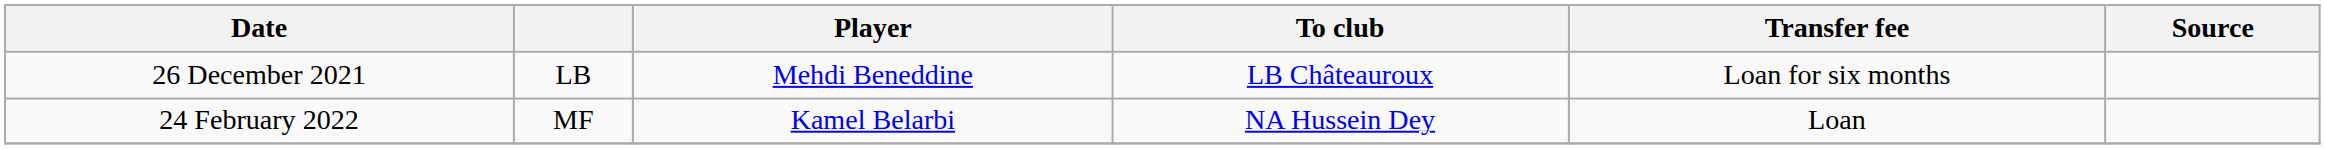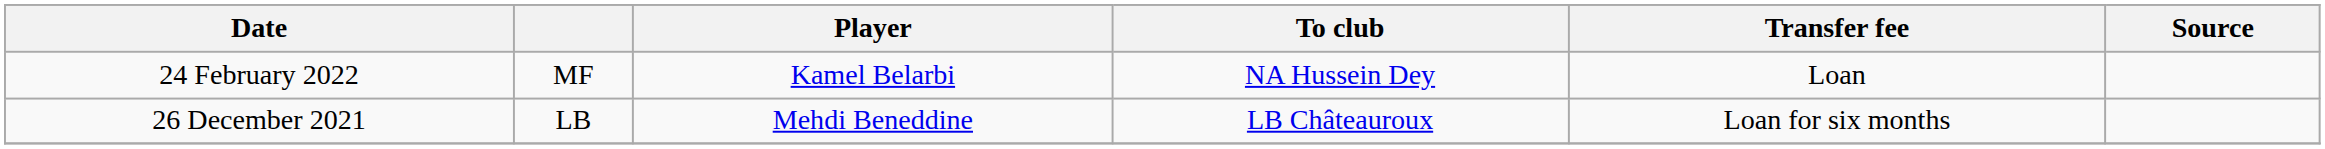rows swapped: (259, 74) <-> (259, 120)
